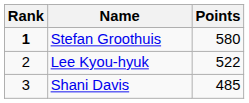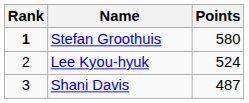(228, 62) 522 -> (228, 62) 524
(228, 86) 485 -> (228, 86) 487
